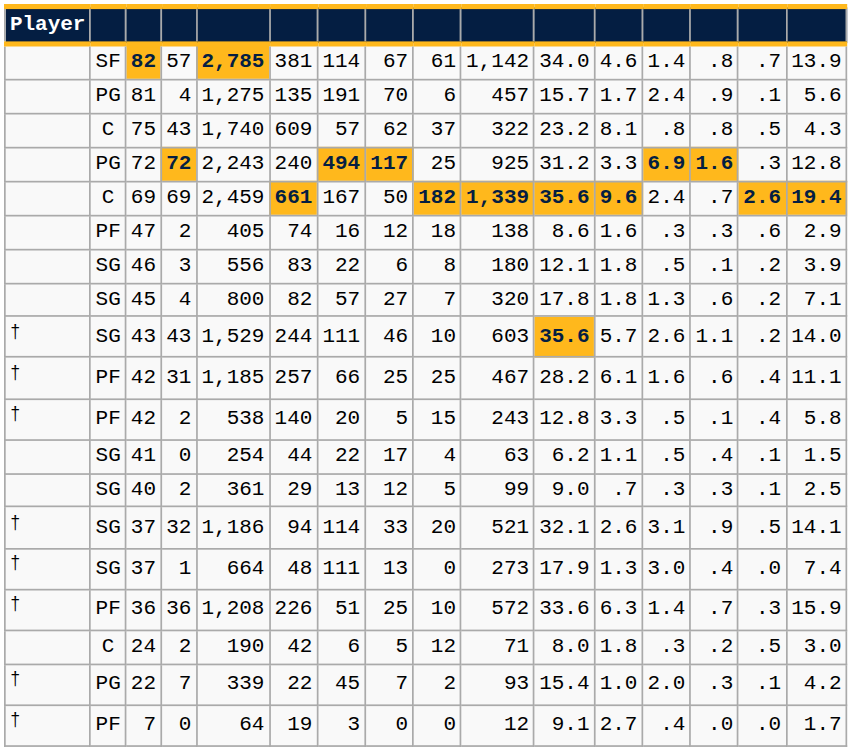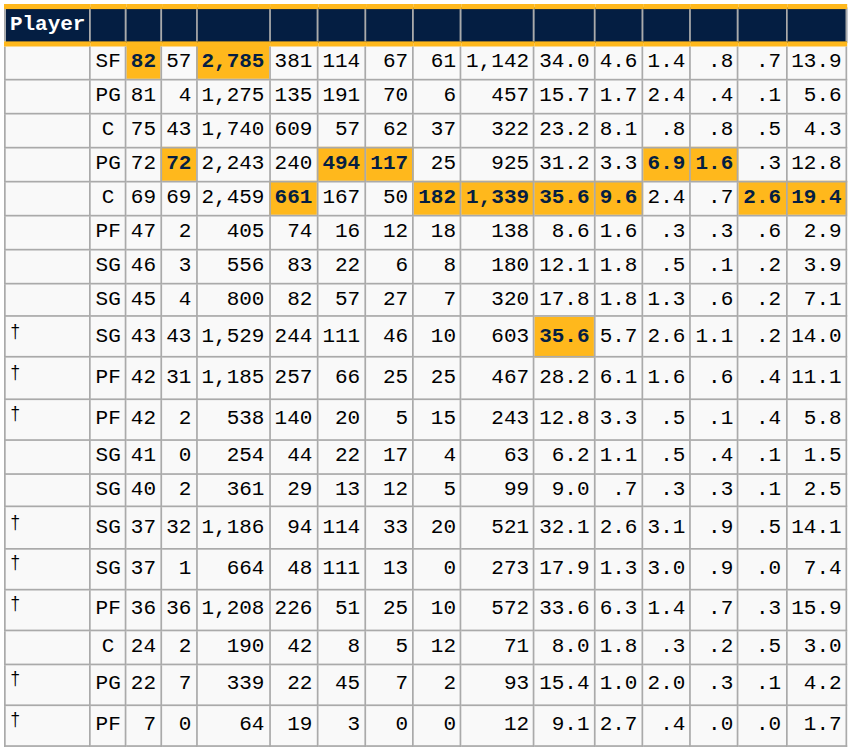(721, 97) .9 -> (721, 97) .4
(721, 569) .4 -> (721, 569) .9
(354, 647) 6 -> (354, 647) 8
